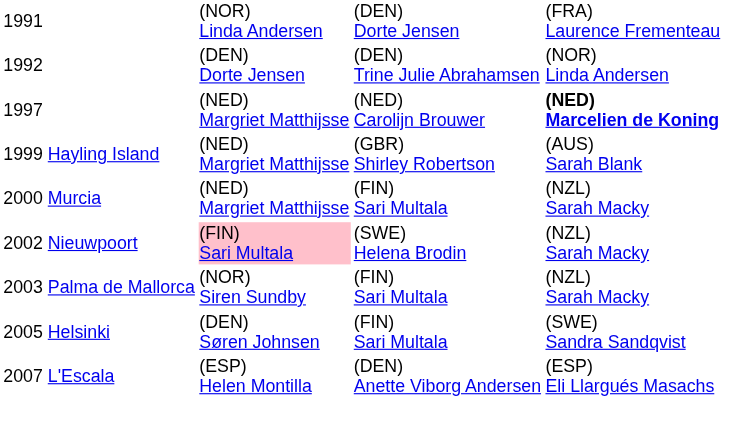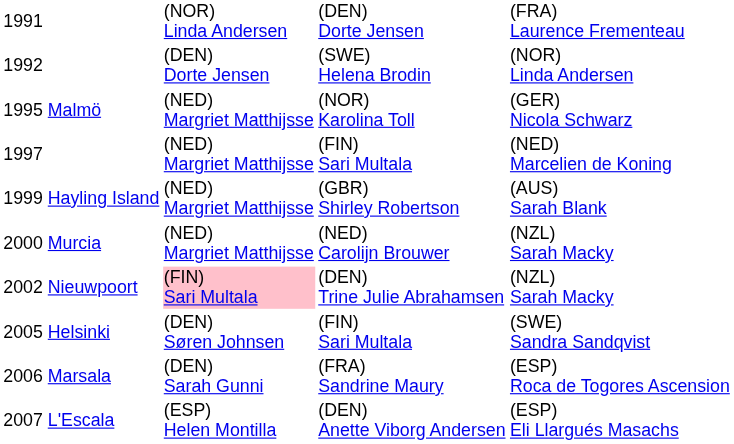(447, 65) (DEN) Trine Julie Abrahamsen -> (375, 65) (SWE) Helena Brodin
+ row: (52, 110)
(419, 110) (NED) Carolijn Brouwer -> (365, 154) (FIN) Sari Multala
(632, 110) bold -> (591, 154) normal
(401, 198) (FIN) Sari Multala -> (384, 243) (NED) Carolijn Brouwer
(410, 243) (SWE) Helena Brodin -> (411, 287) (DEN) Trine Julie Abrahamsen
- row: (99, 287)
+ row: (57, 376)
